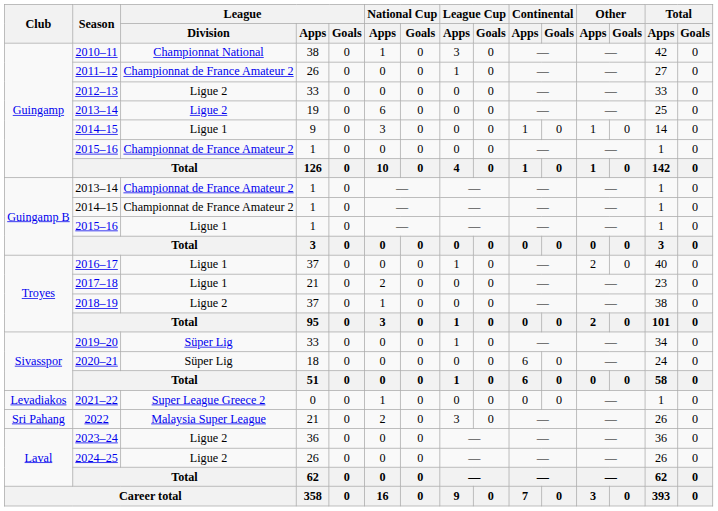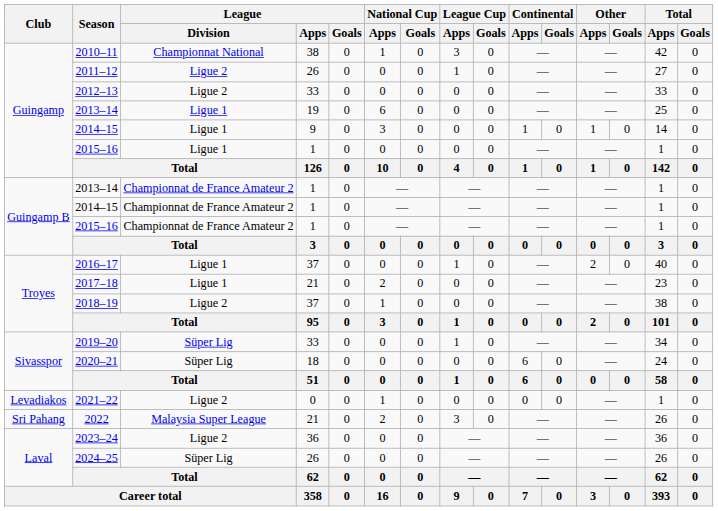(209, 71) Championnat de France Amateur 2 -> (209, 71) Ligue 2
(209, 110) Ligue 2 -> (209, 110) Ligue 1
(209, 149) Championnat de France Amateur 2 -> (209, 149) Ligue 1
(209, 226) Ligue 1 -> (209, 226) Championnat de France Amateur 2
(209, 399) Super League Greece 2 -> (209, 399) Ligue 2
(209, 457) Ligue 2 -> (209, 457) Süper Lig
